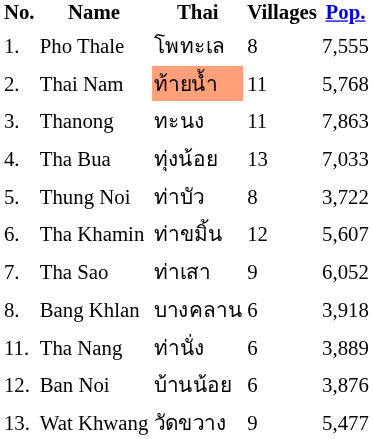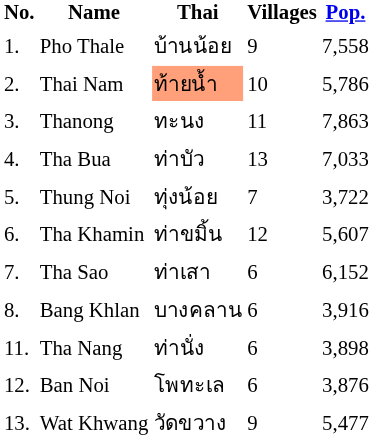(189, 46) โพทะเล -> (193, 46) บ้านน้อย
(252, 45) 8 -> (252, 45) 9
(345, 45) 7,555 -> (345, 45) 7,558
(257, 83) 11 -> (258, 83) 10
(345, 83) 5,768 -> (345, 83) 5,786
(185, 159) ทุ่งน้อย -> (179, 159) ท่าบัว
(179, 197) ท่าบัว -> (185, 197) ทุ่งน้อย
(252, 196) 8 -> (252, 196) 7
(252, 271) 9 -> (252, 271) 6
(345, 271) 6,052 -> (345, 271) 6,152
(345, 309) 3,918 -> (345, 309) 3,916
(345, 347) 3,889 -> (345, 347) 3,898
(193, 385) บ้านน้อย -> (189, 385) โพทะเล
